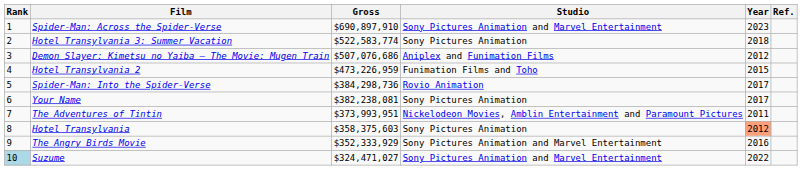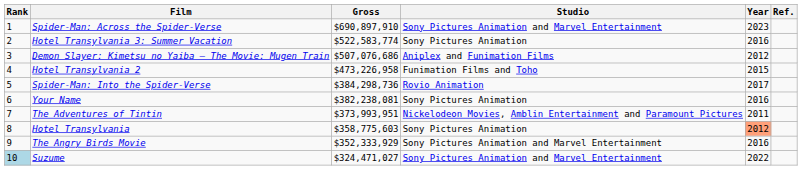(758, 41) 2018 -> (758, 41) 2016
(366, 70) $473,226,959 -> (366, 70) $473,226,958
(758, 99) 2017 -> (758, 99) 2016
(366, 129) $358,375,603 -> (366, 129) $358,775,603
